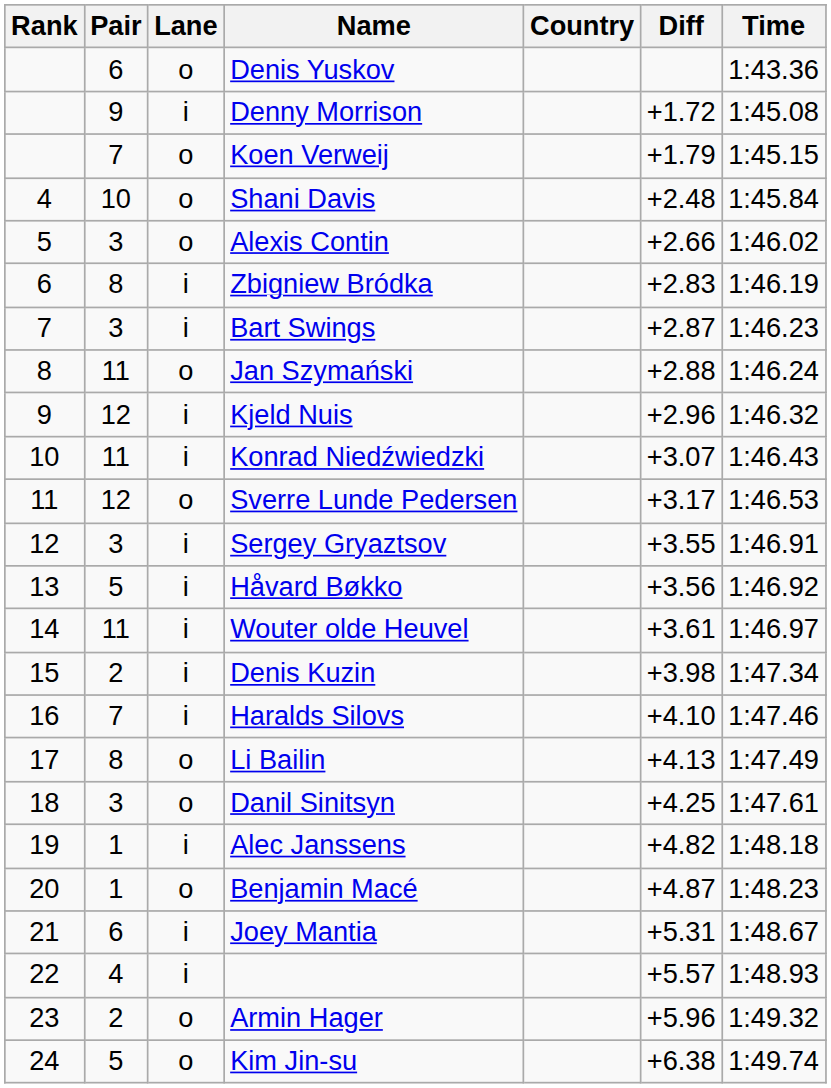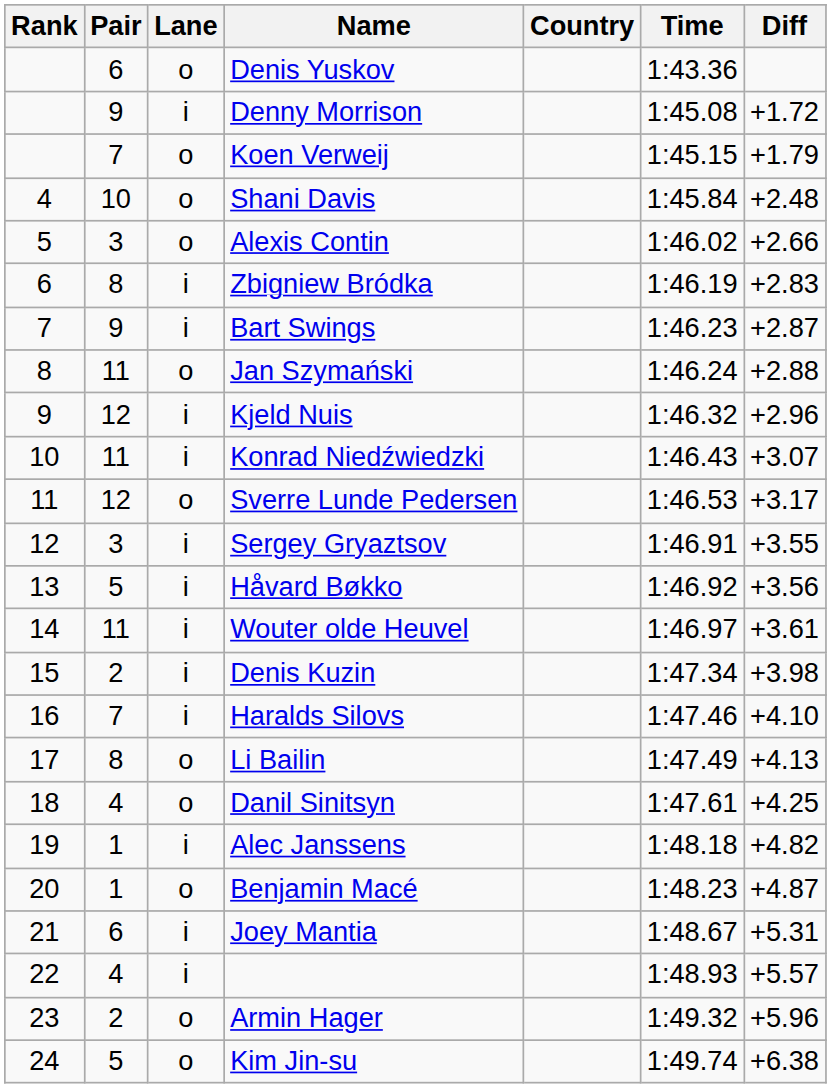columns swapped: (774, 26) <-> (681, 26)
(116, 328) 3 -> (116, 328) 9
(116, 802) 3 -> (116, 802) 4
